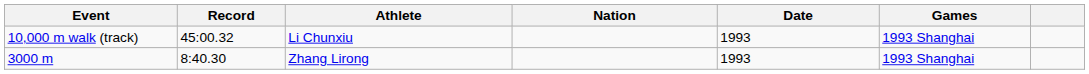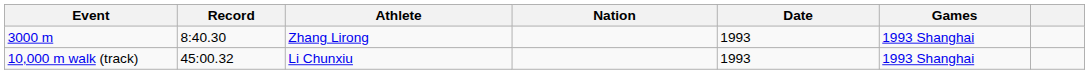rows swapped: (30, 59) <-> (73, 37)
